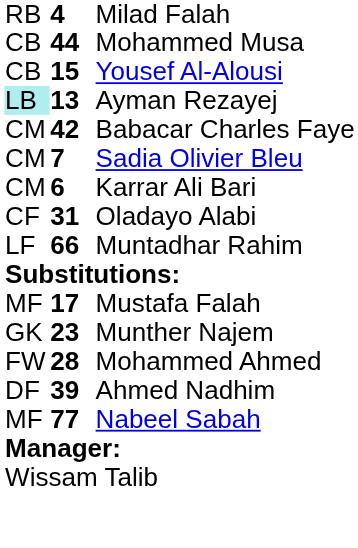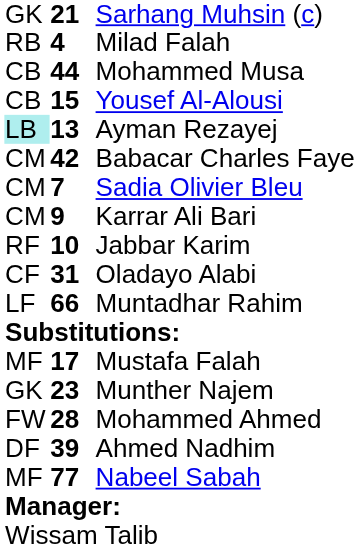+ row: (209, 13)
(58, 187) 6 -> (58, 216) 9
+ row: (173, 245)
